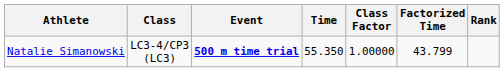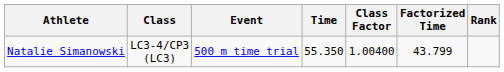(247, 51) bold -> (247, 51) normal
(372, 51) 1.00000 -> (372, 51) 1.00400
